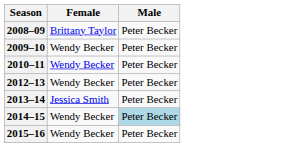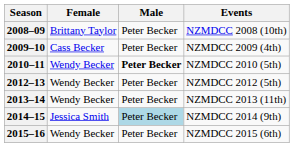+ column: (236, 13)
(82, 47) Wendy Becker -> (77, 47) Cass Becker
(149, 64) normal -> (151, 64) bold
(79, 99) Jessica Smith -> (82, 99) Wendy Becker
(82, 116) Wendy Becker -> (79, 116) Jessica Smith
